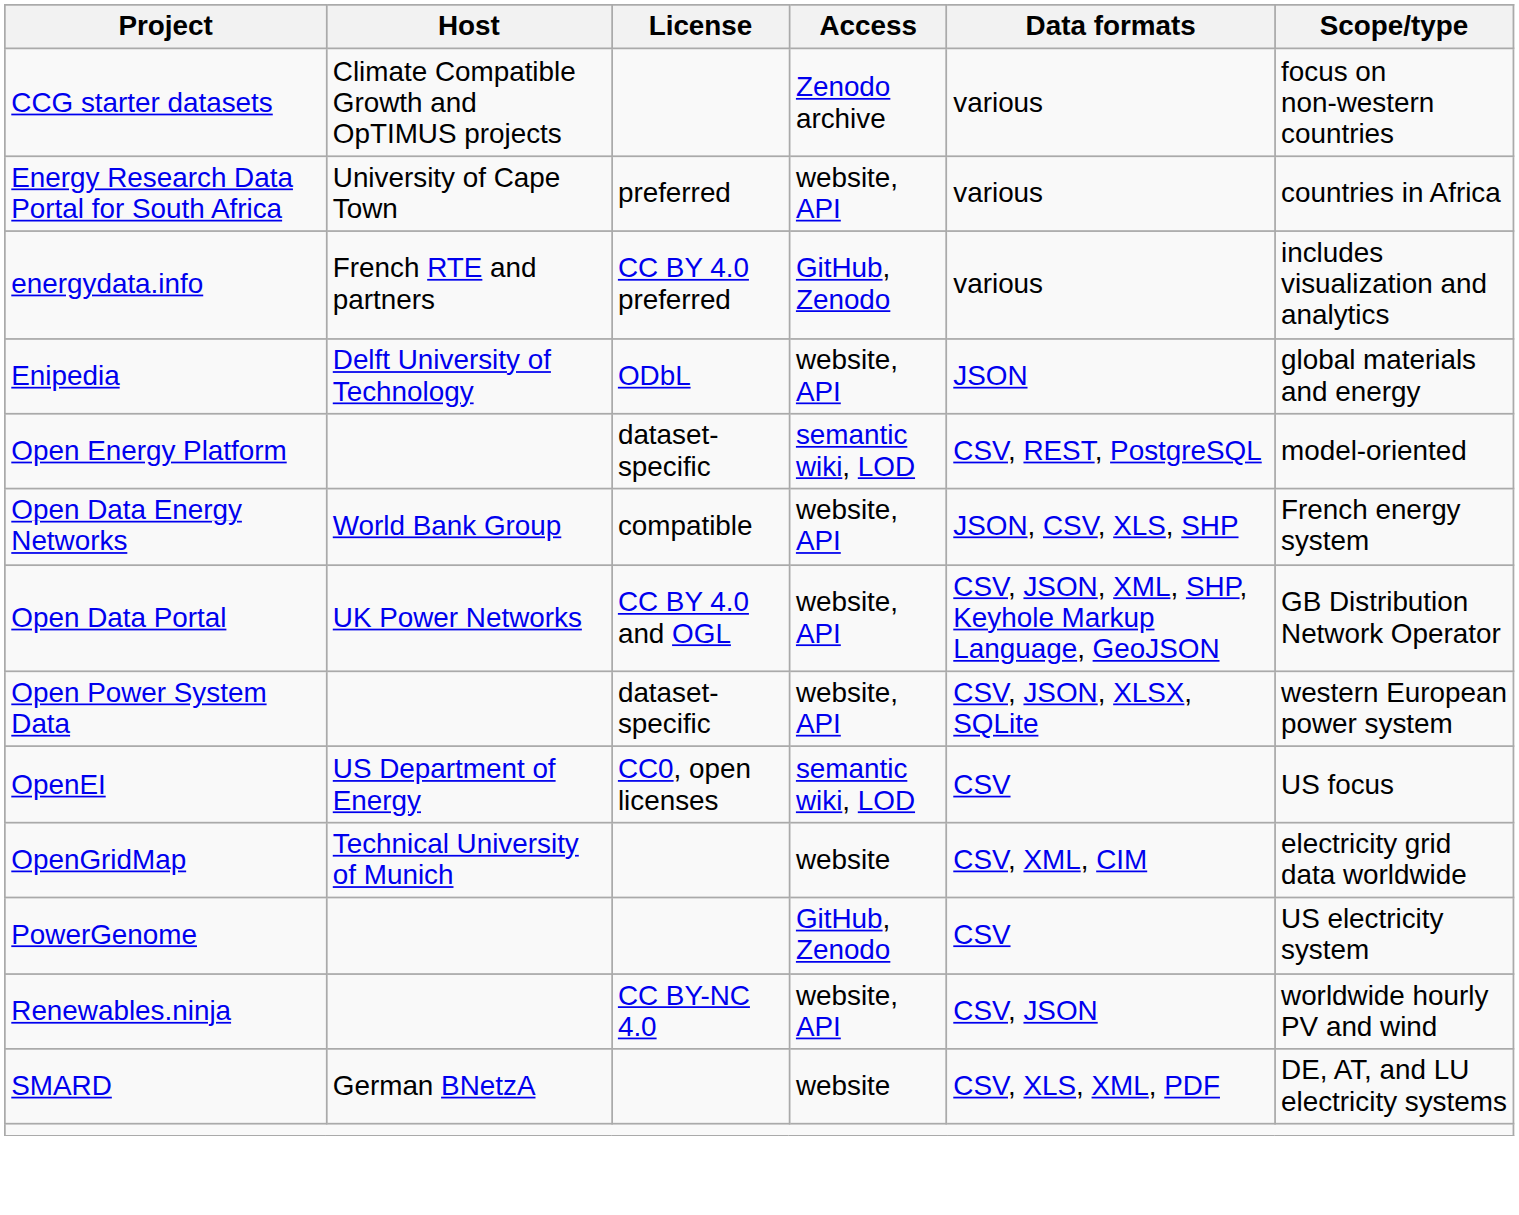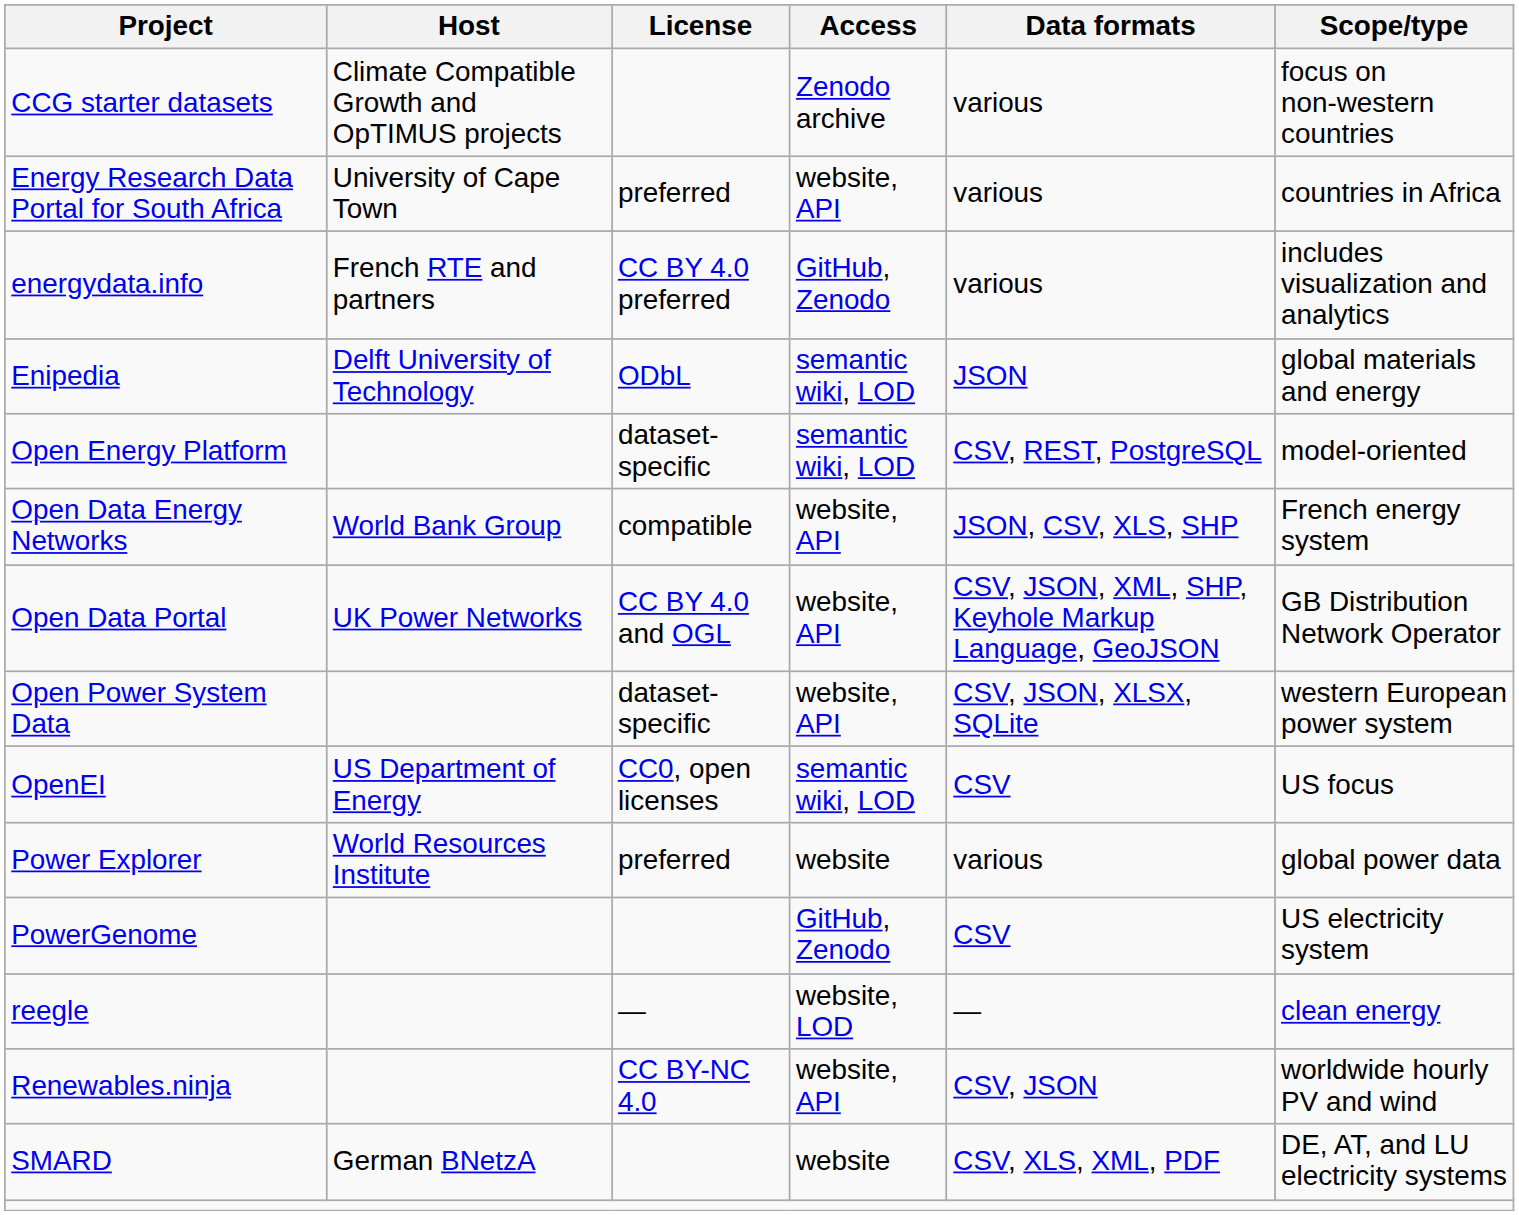(847, 375) website, API -> (855, 375) semantic wiki, LOD
- row: (99, 859)
+ row: (106, 859)
+ row: (50, 1010)
